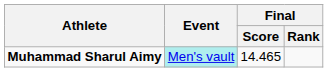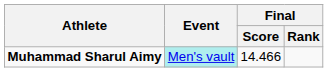(261, 57) 14.465 -> (261, 57) 14.466
